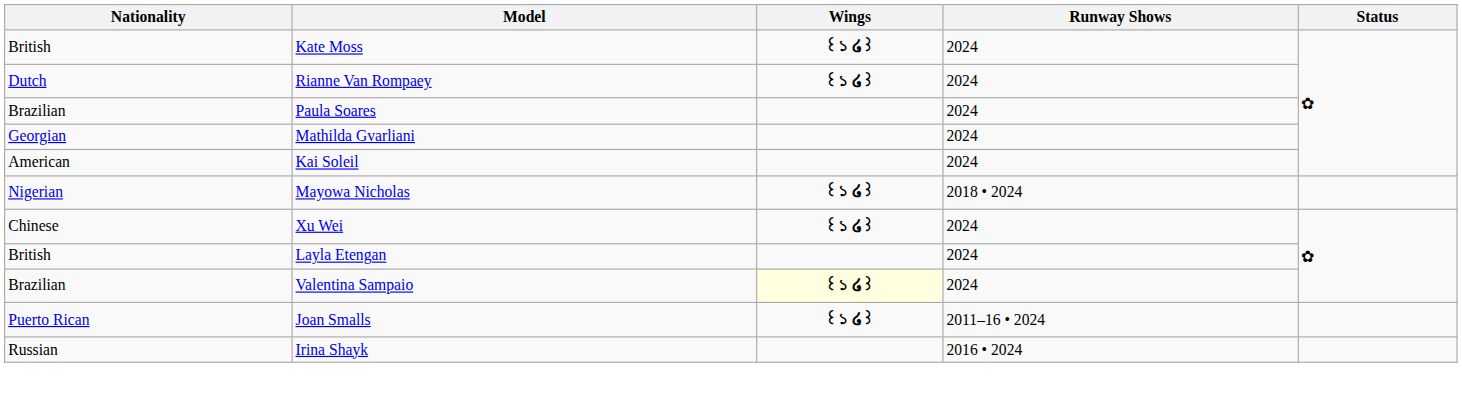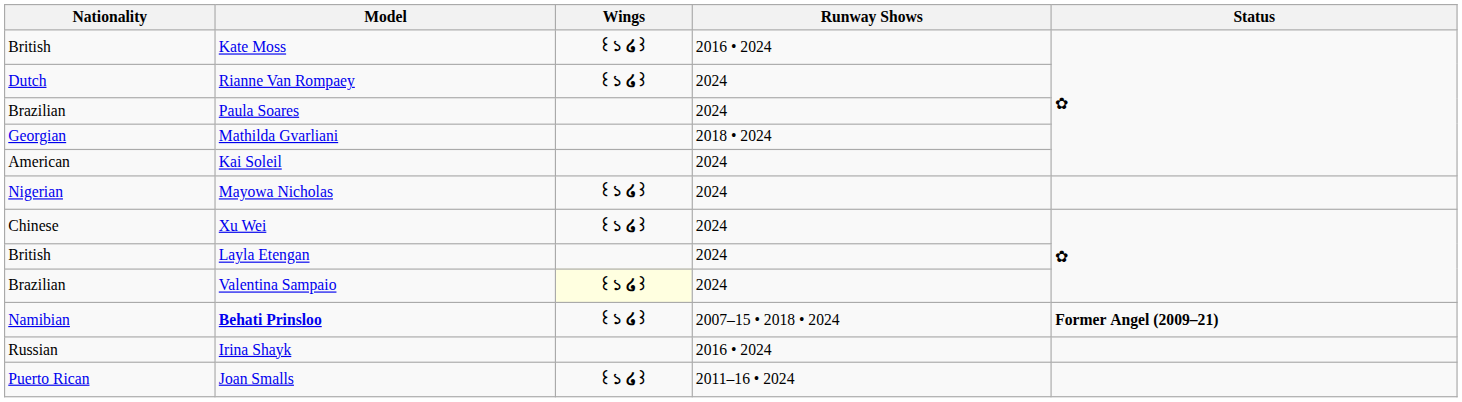(962, 46) 2024 -> (734, 46) 2016 • 2024
(962, 136) 2024 -> (734, 136) 2018 • 2024
(984, 191) 2018 • 2024 -> (711, 191) 2024
+ row: (270, 319)
rows swapped: (332, 349) <-> (333, 319)
